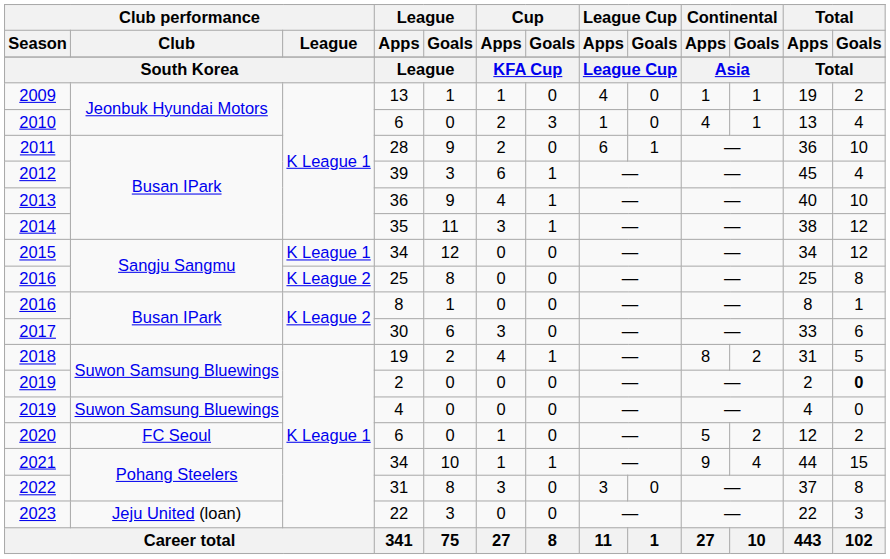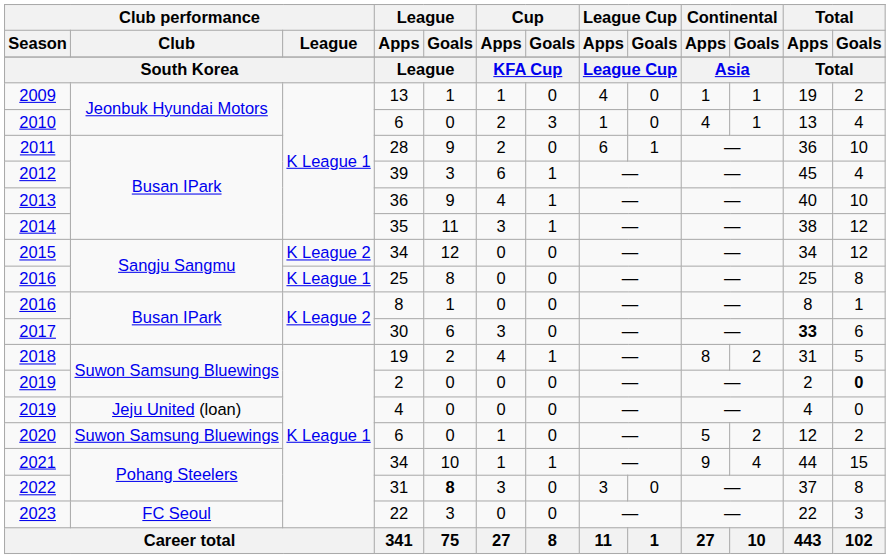(329, 252) K League 1 -> (329, 252) K League 2
(329, 278) K League 2 -> (329, 278) K League 1
(808, 331) normal -> (808, 331) bold
(177, 409) Suwon Samsung Bluewings -> (177, 409) Jeju United (loan)
(177, 435) FC Seoul -> (177, 435) Suwon Samsung Bluewings
(450, 488) normal -> (450, 488) bold
(177, 514) Jeju United (loan) -> (177, 514) FC Seoul
